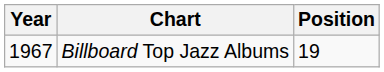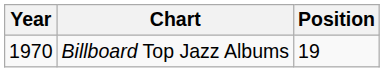(31, 50) 1967 -> (31, 50) 1970
